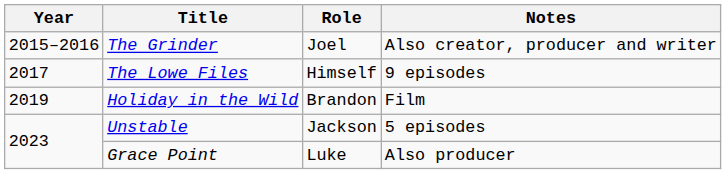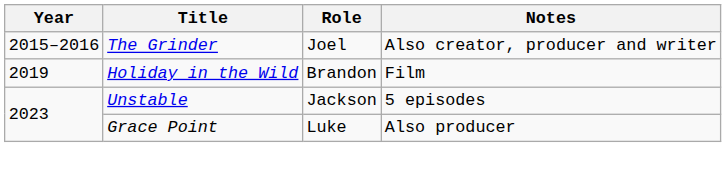- row: (178, 73)
